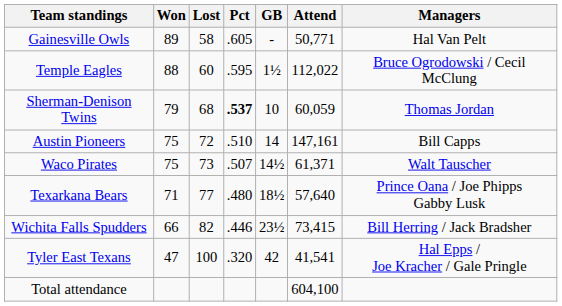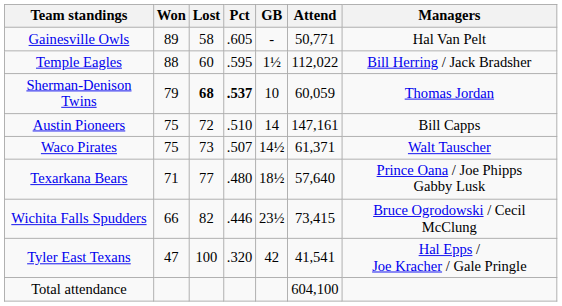(449, 70) Bruce Ogrodowski / Cecil McClung -> (449, 62) Bill Herring / Jack Bradsher
(206, 109) normal -> (206, 93) bold
(449, 226) Bill Herring / Jack Bradsher -> (449, 218) Bruce Ogrodowski / Cecil McClung
